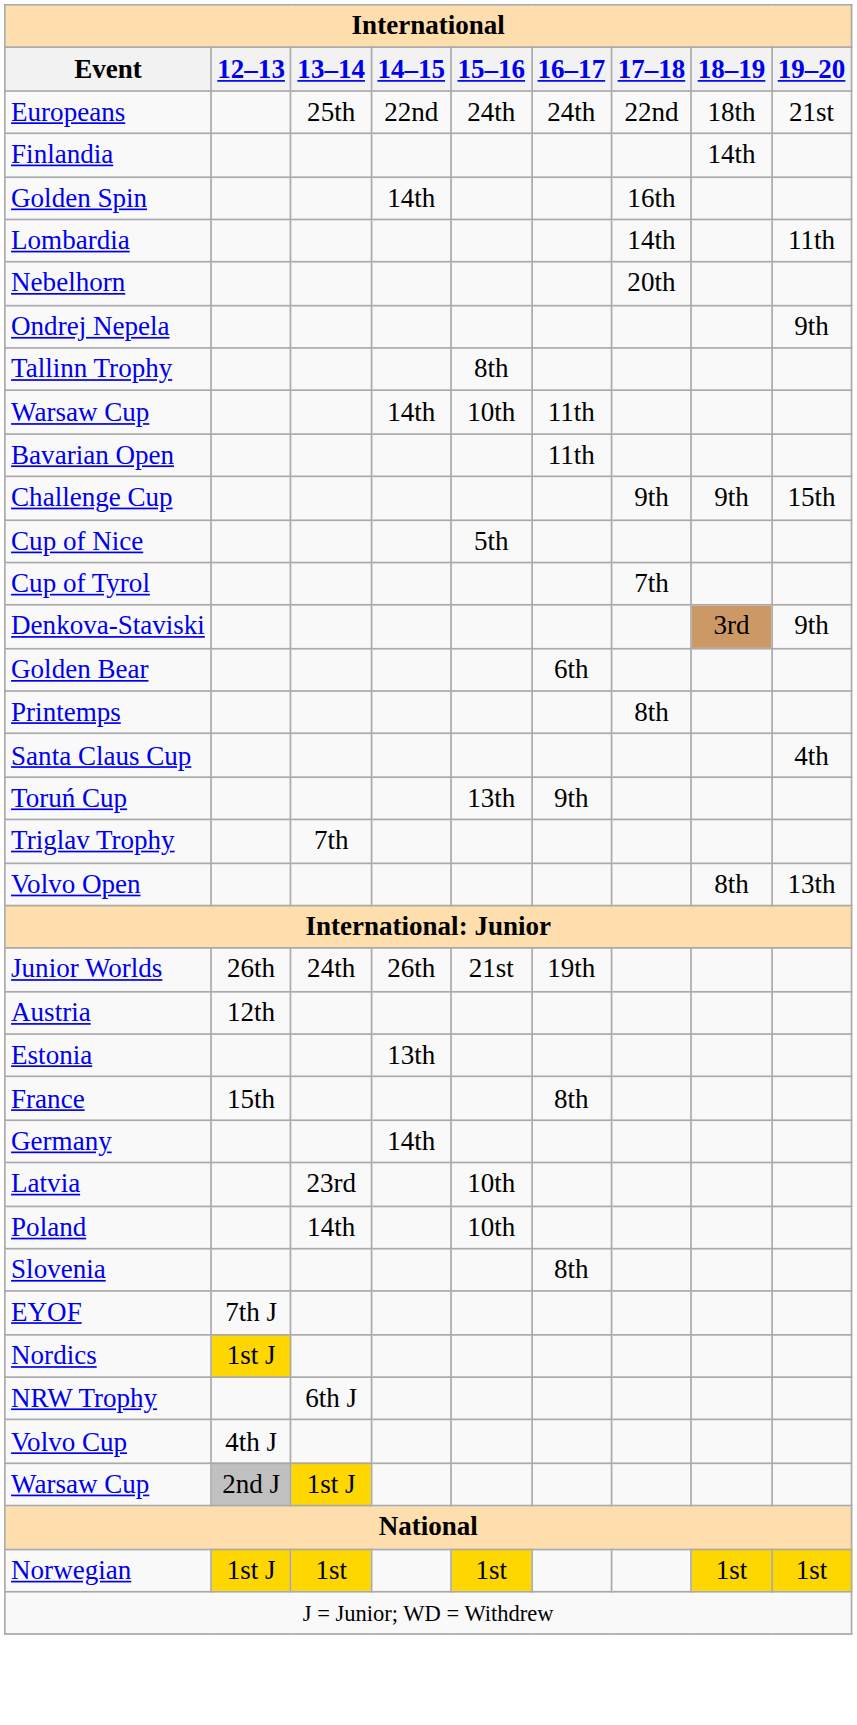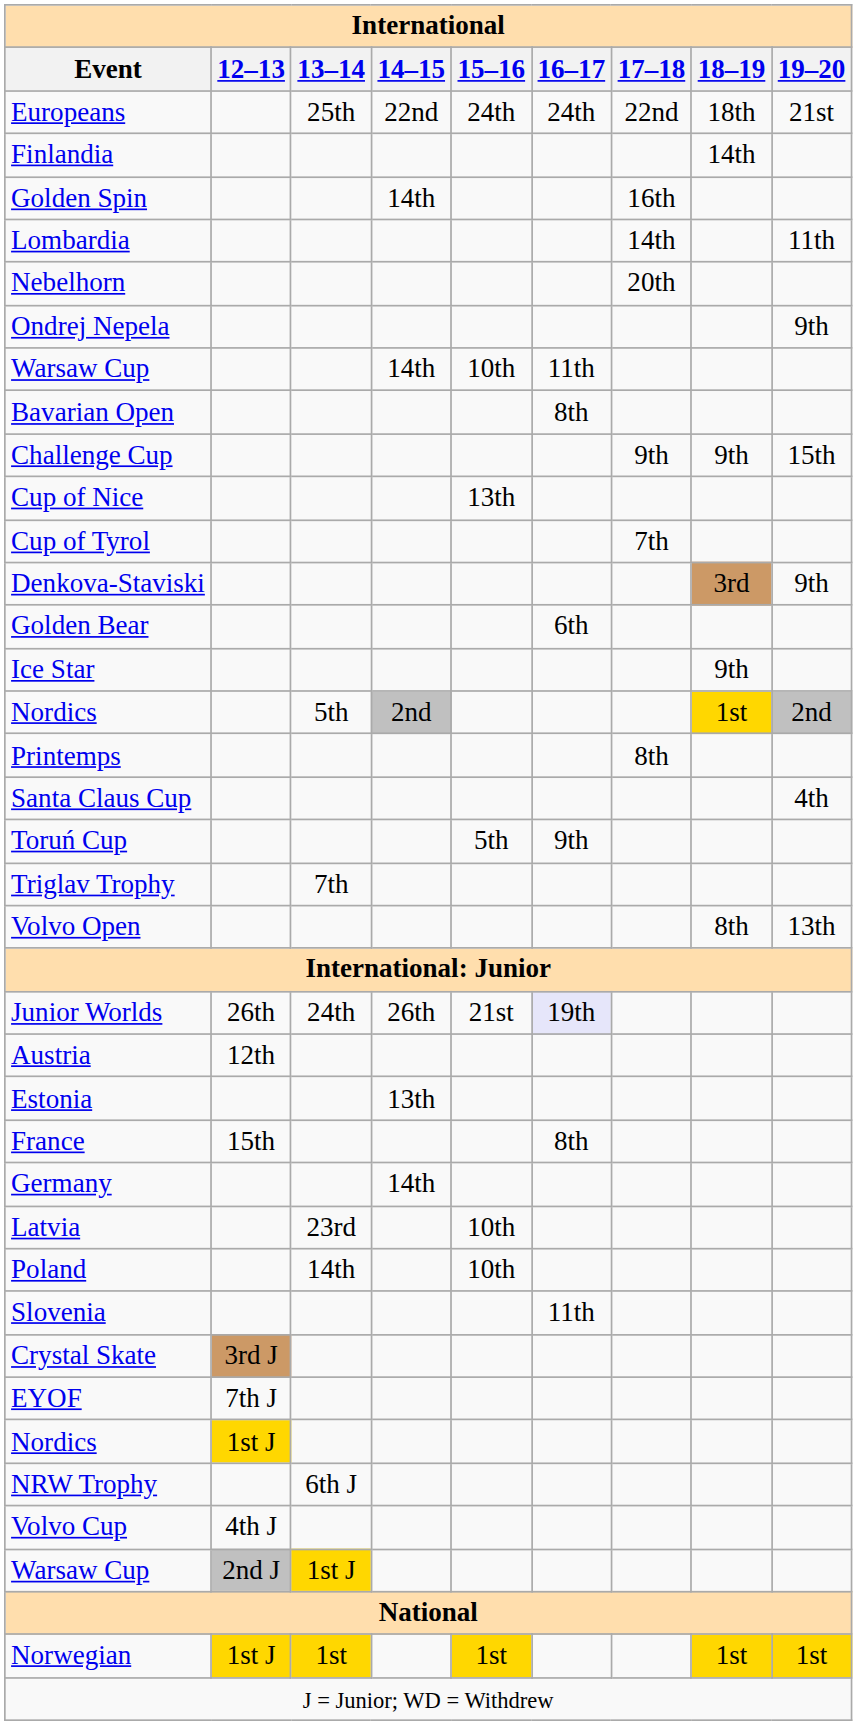- row: (92, 369)
(571, 454) 11th -> (571, 411) 8th
(491, 540) 5th -> (491, 497) 13th
+ row: (53, 669)
+ row: (54, 712)
(491, 797) 13th -> (491, 840) 5th
(571, 969) no background -> (571, 1012) lavender background
(571, 1269) 8th -> (571, 1312) 11th
+ row: (84, 1355)
